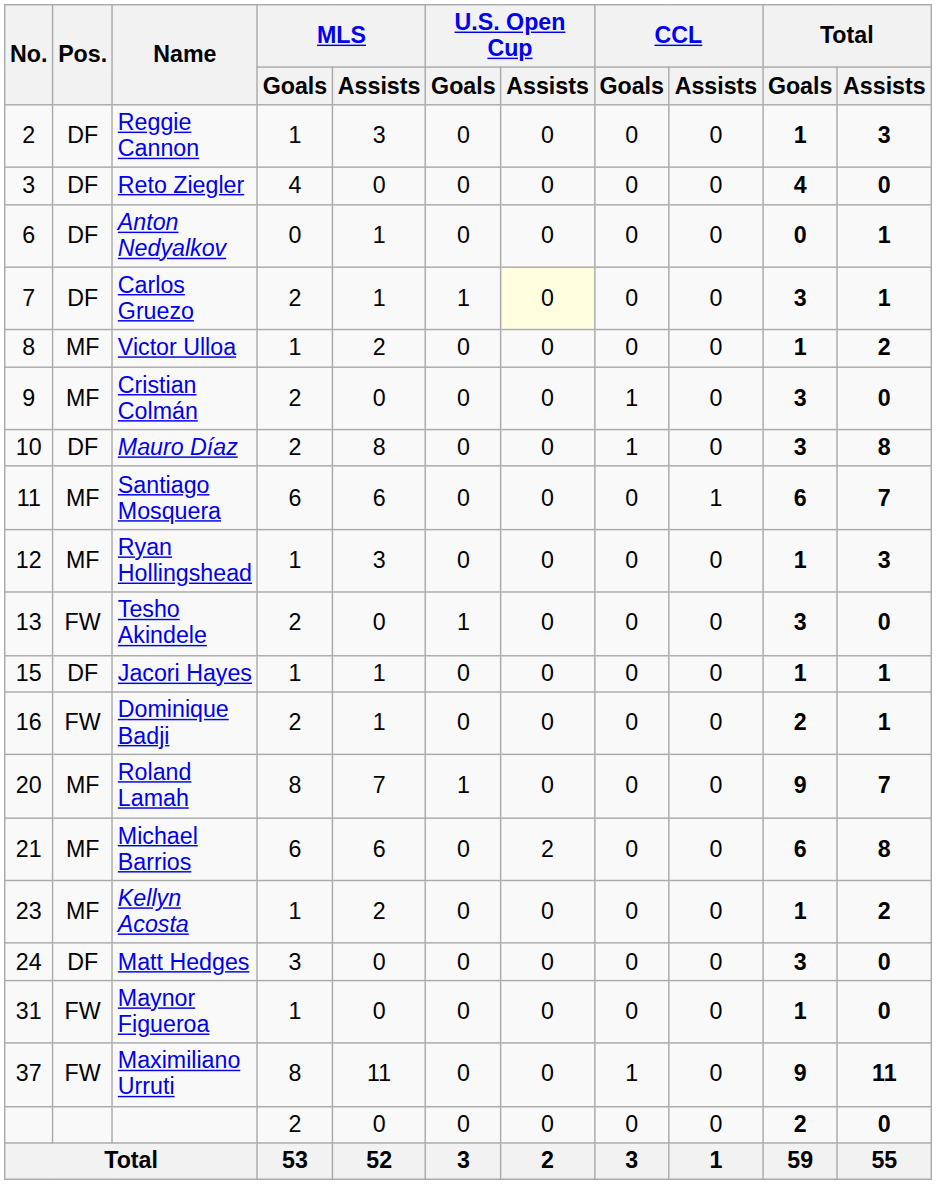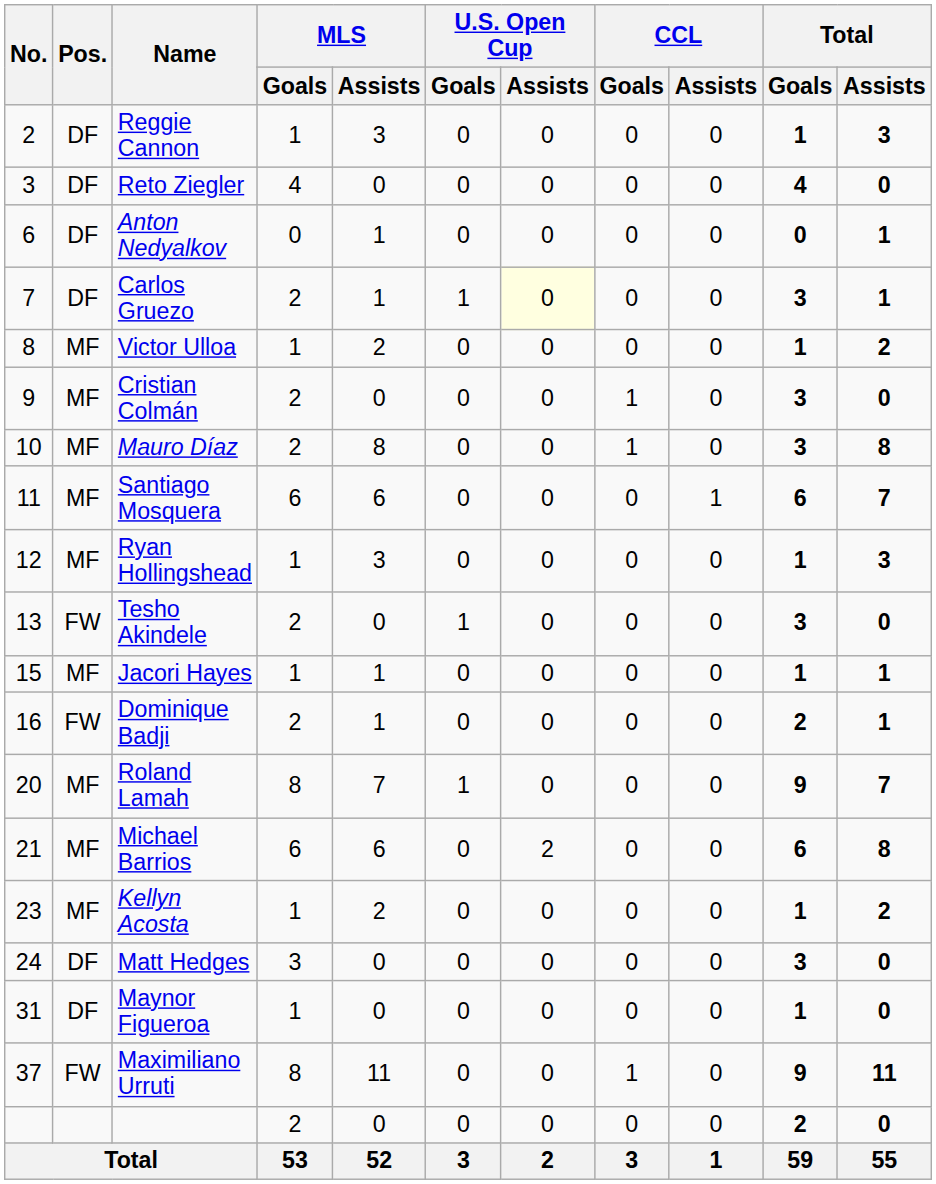(83, 447) DF -> (83, 447) MF
(83, 673) DF -> (83, 673) MF
(83, 1011) FW -> (83, 1011) DF
